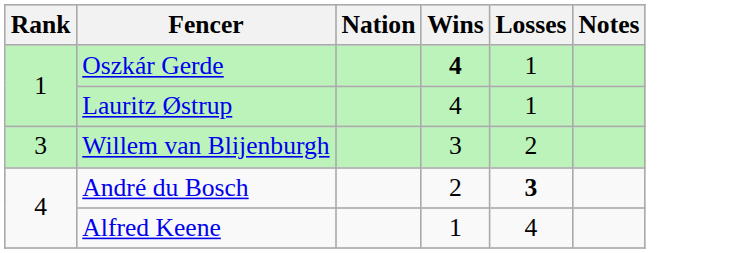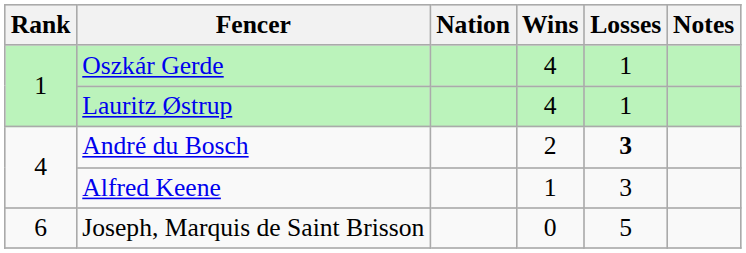(455, 65) bold -> (550, 65) normal
- row: (206, 146)
(531, 227) 4 -> (626, 187) 3
+ row: (253, 227)
